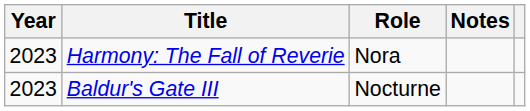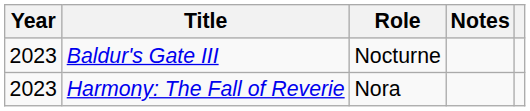rows swapped: (206, 55) <-> (143, 88)
